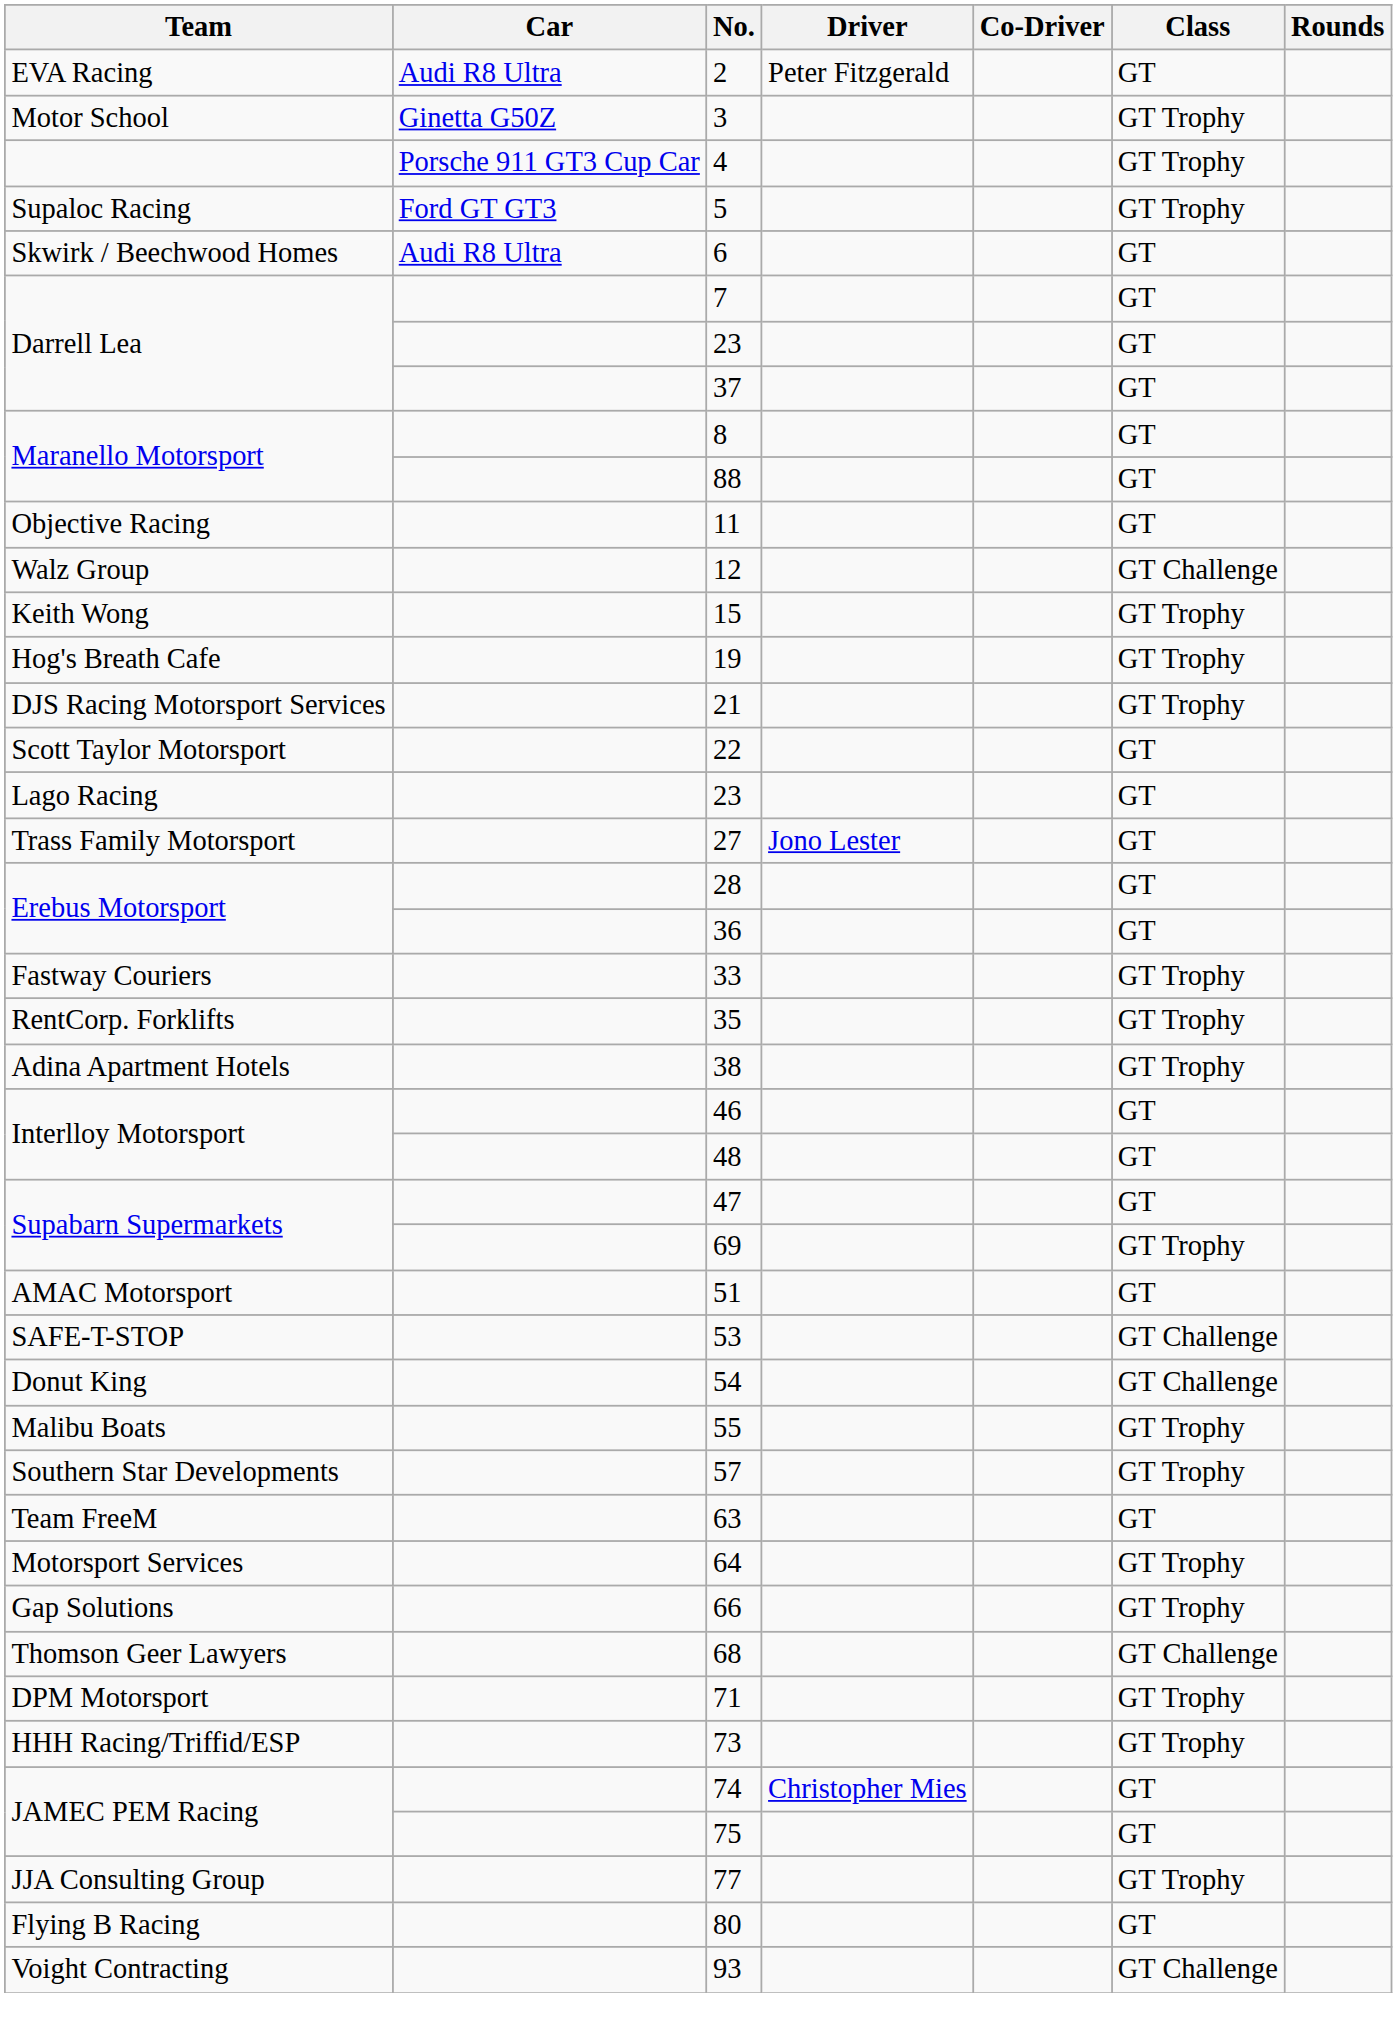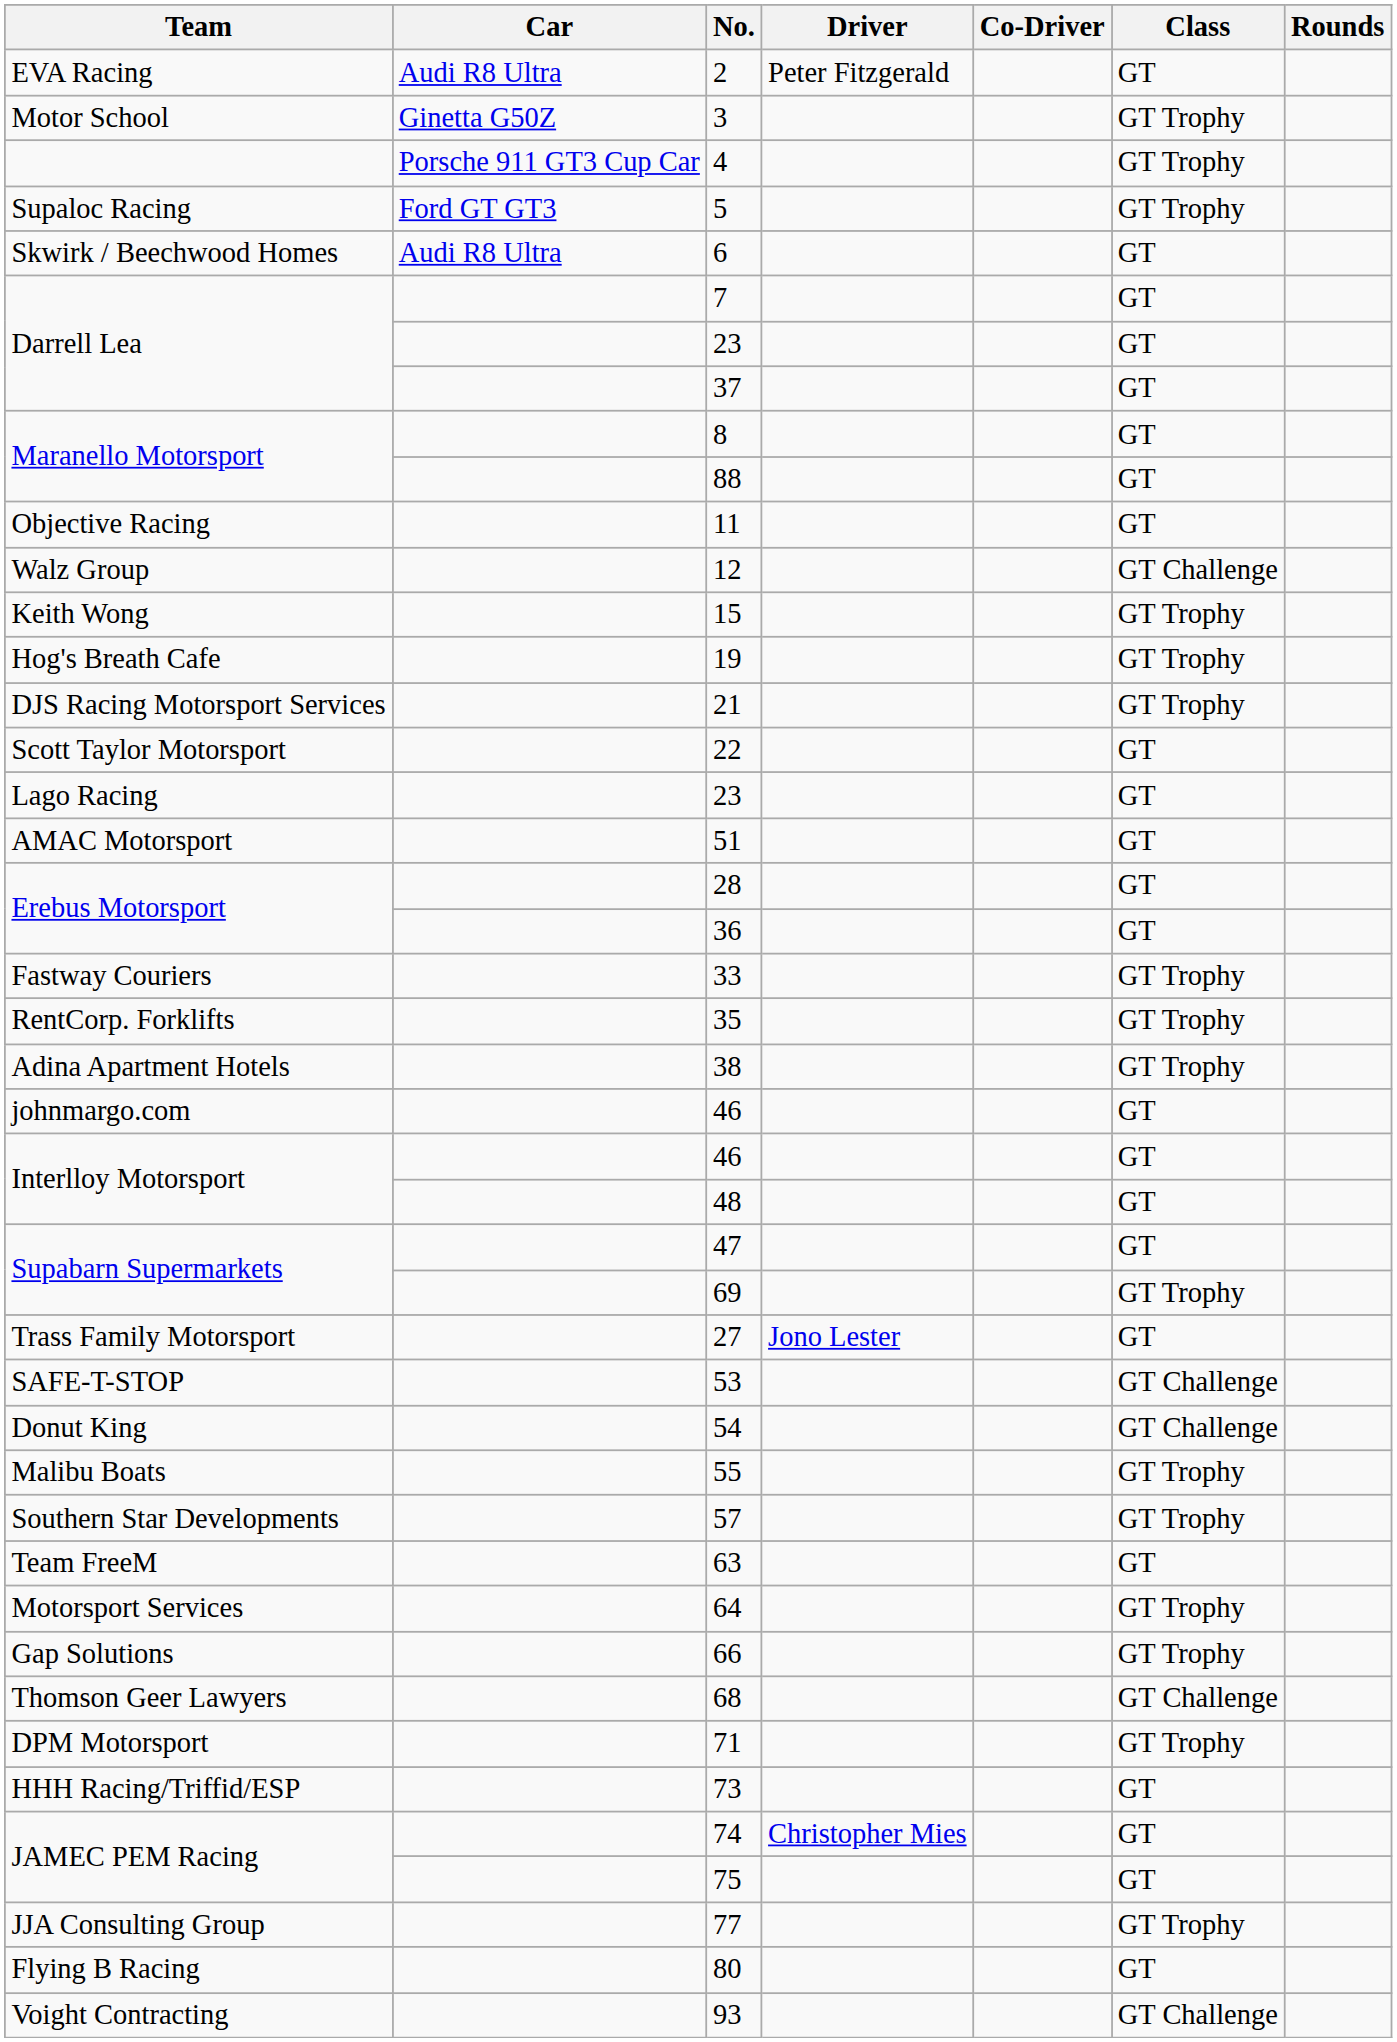rows swapped: (153, 840) <-> (122, 1291)
+ row: (101, 1111)
(1181, 1743) GT Trophy -> (1137, 1788) GT
